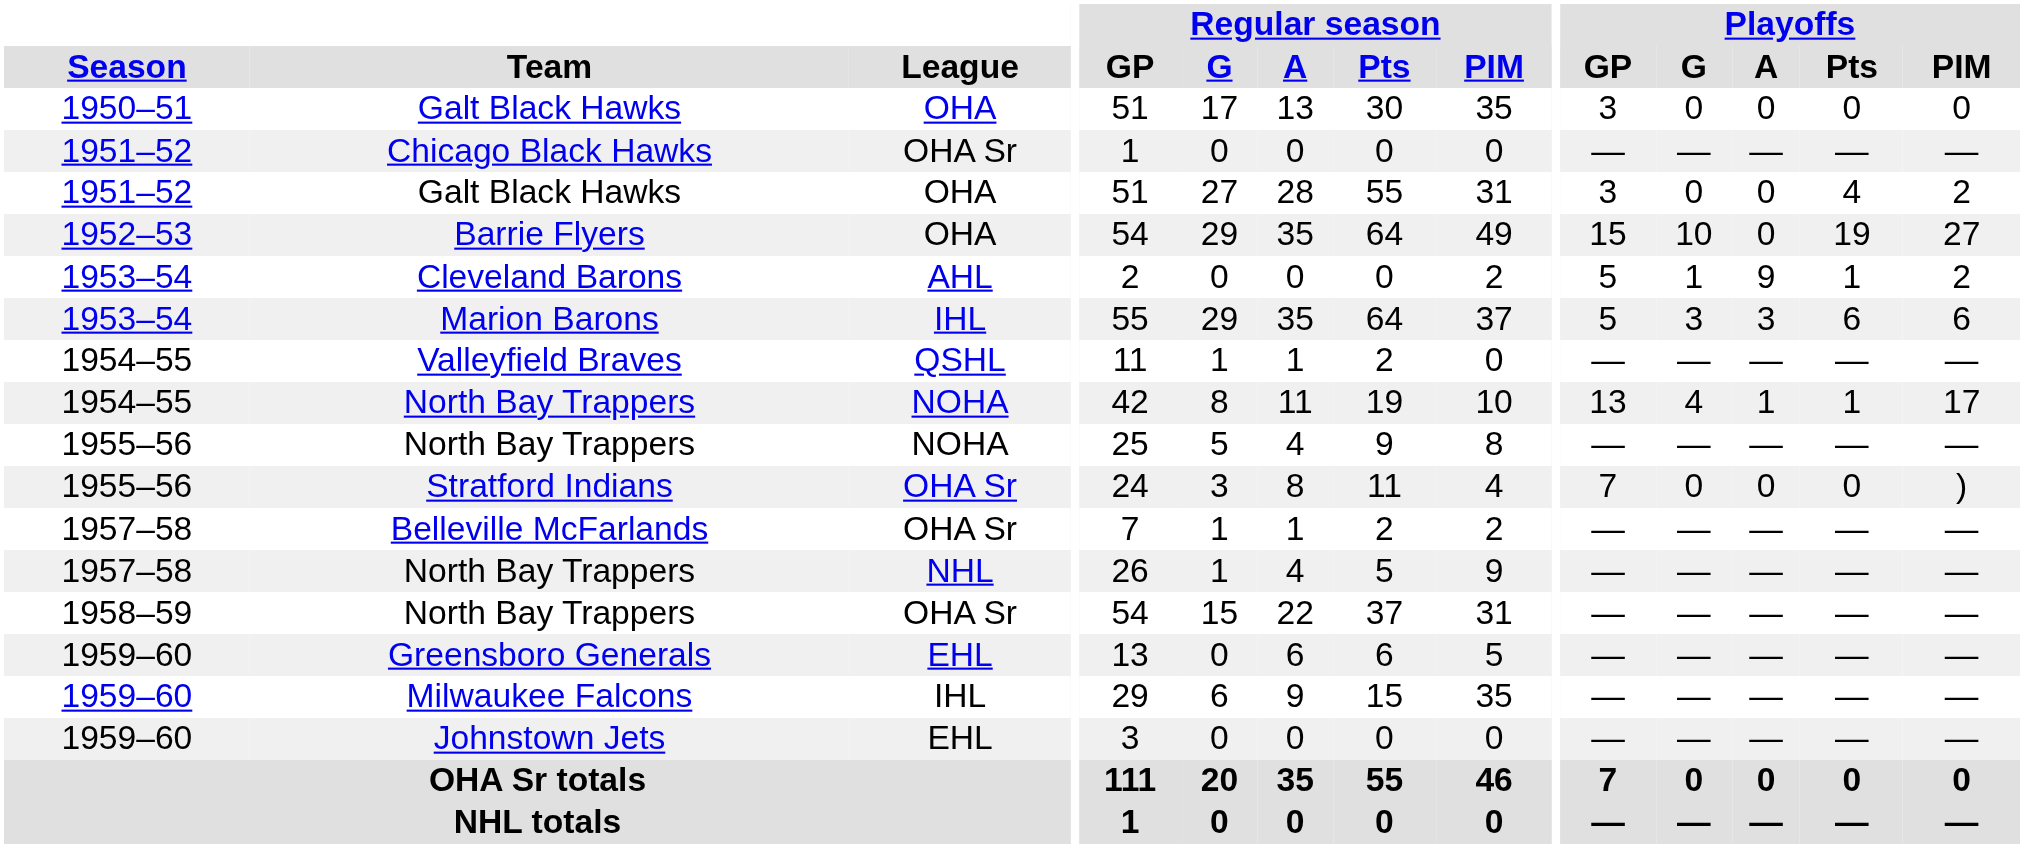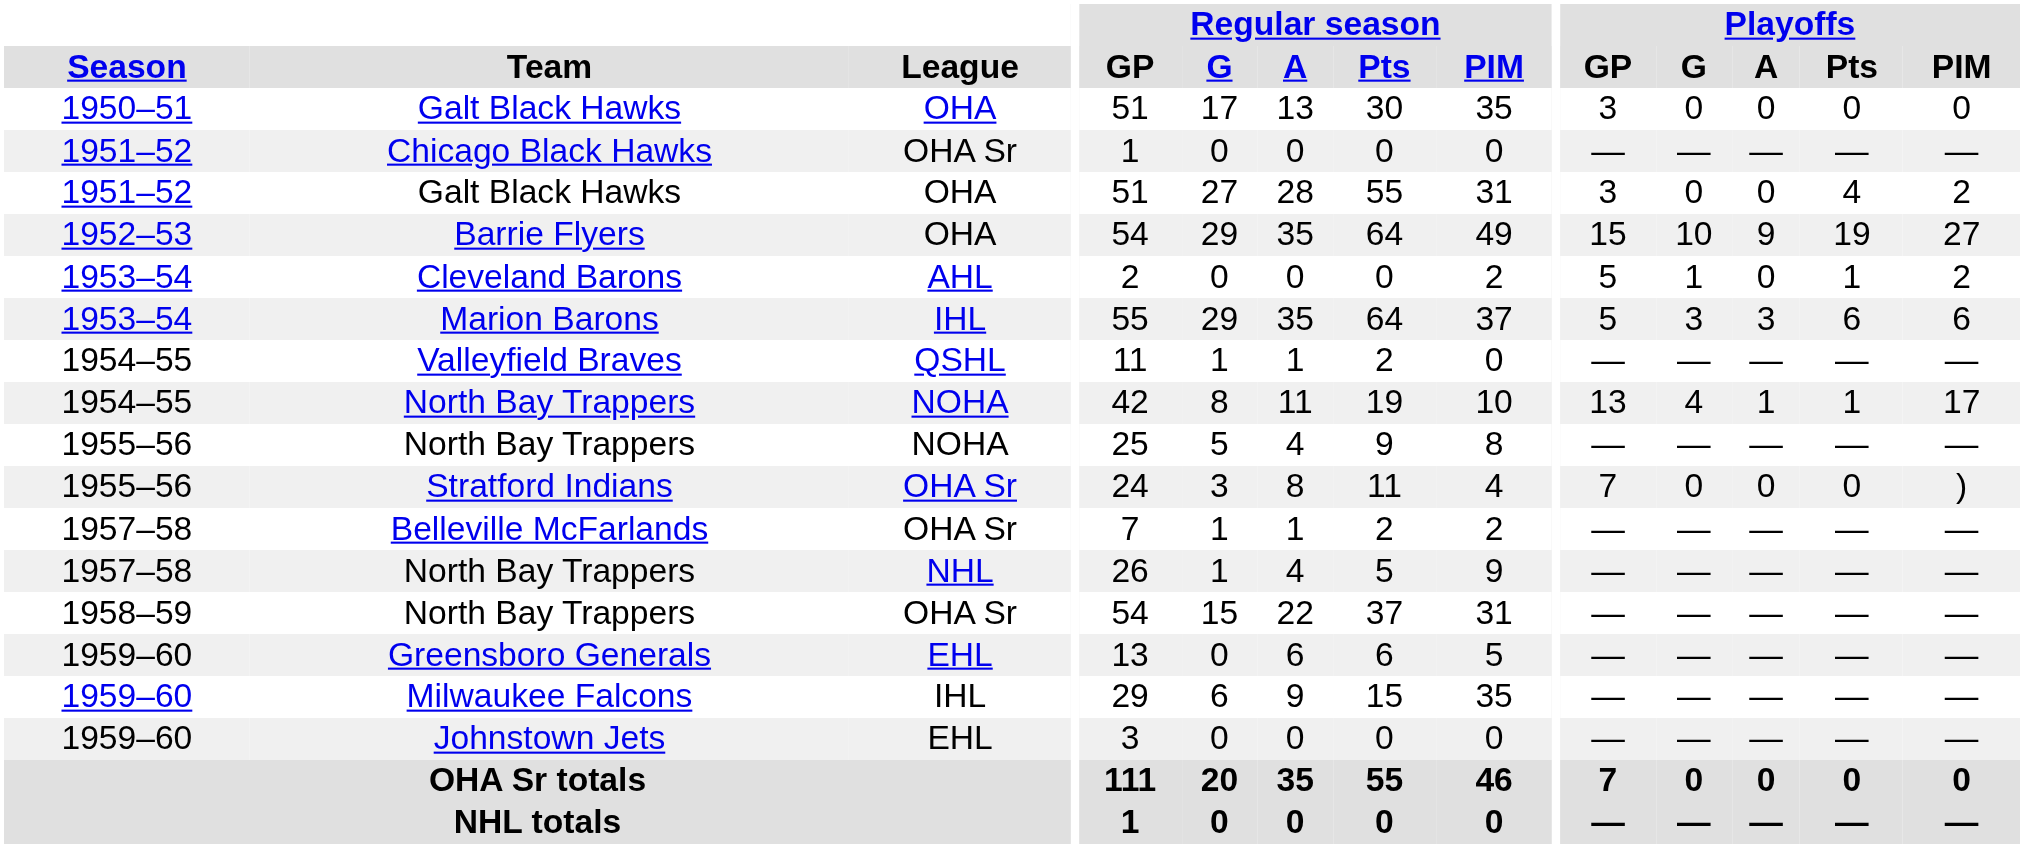(1766, 234) 0 -> (1766, 234) 9
(1766, 276) 9 -> (1766, 276) 0
